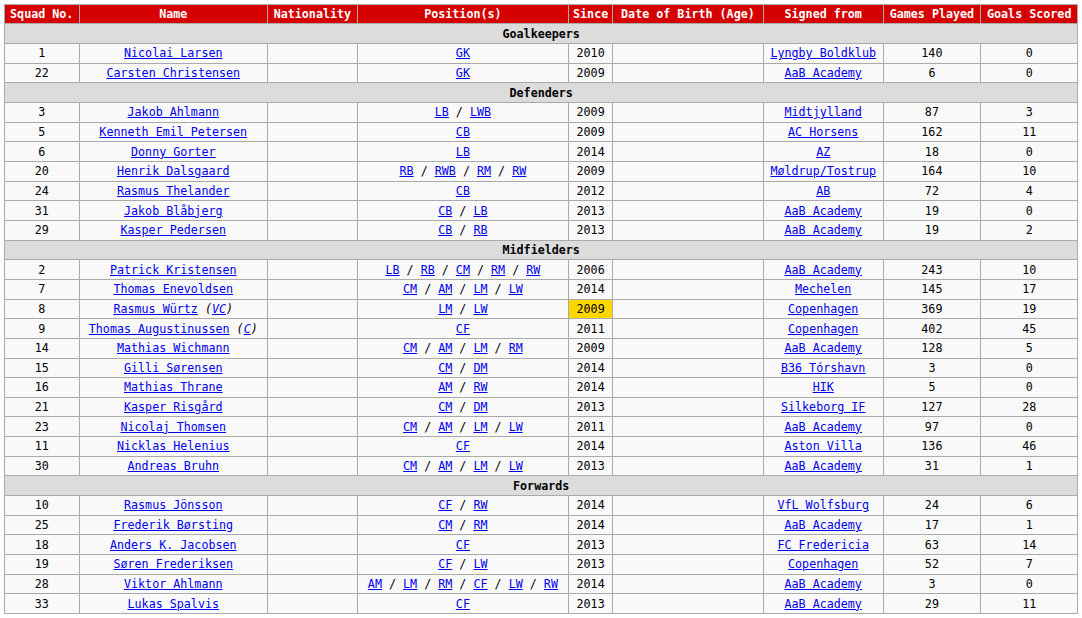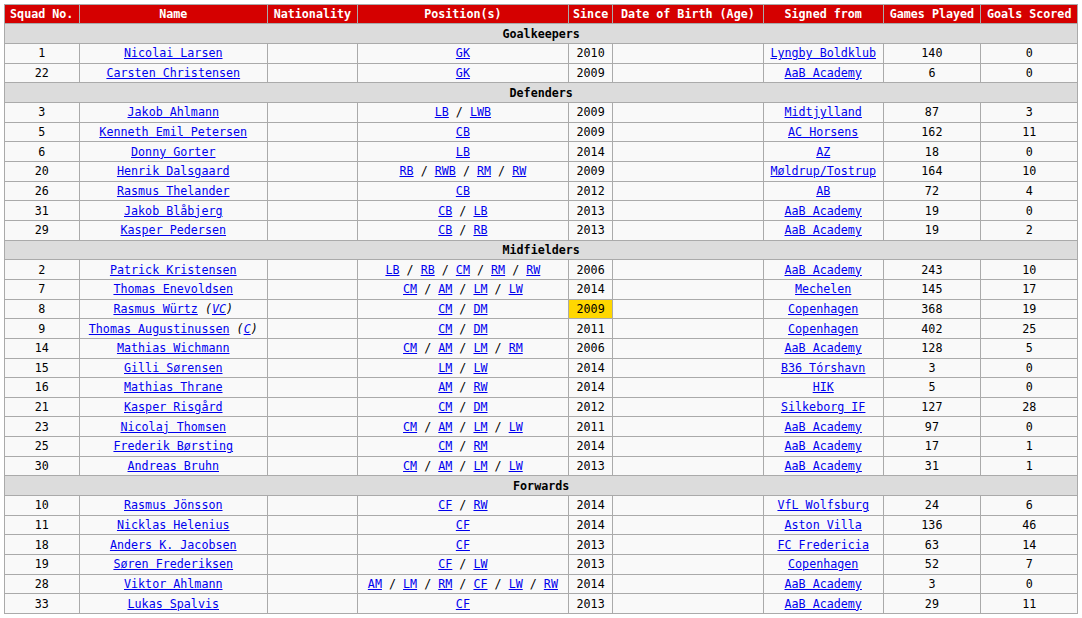(42, 191) 24 -> (42, 191) 26
(463, 309) LM / LW -> (463, 309) CM / DM
(932, 309) 369 -> (932, 309) 368
(463, 329) CF -> (463, 329) CM / DM
(1029, 329) 45 -> (1029, 329) 25
(591, 348) 2009 -> (591, 348) 2006
(463, 368) CM / DM -> (463, 368) LM / LW
(591, 407) 2013 -> (591, 407) 2012
rows swapped: (173, 525) <-> (173, 446)
